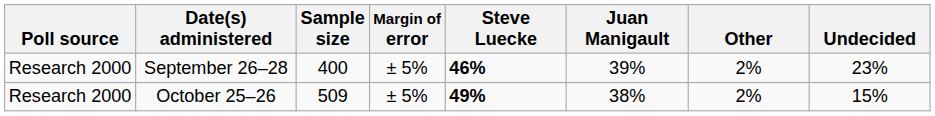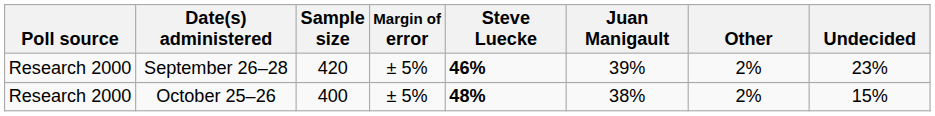(333, 67) 400 -> (333, 67) 420
(333, 96) 509 -> (333, 96) 400
(467, 96) 49% -> (467, 96) 48%
